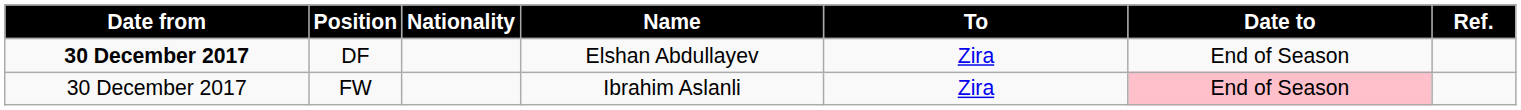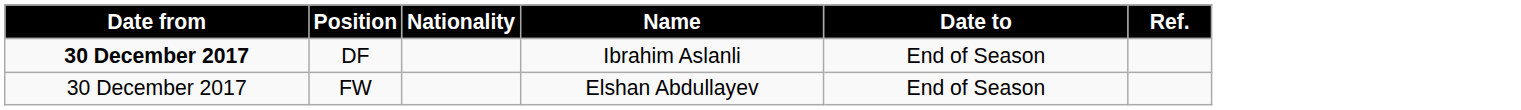- column: (976, 22)
(672, 55) Elshan Abdullayev -> (672, 55) Ibrahim Aslanli
(672, 89) Ibrahim Aslanli -> (672, 89) Elshan Abdullayev
(1280, 89) pink background -> (976, 89) no background
